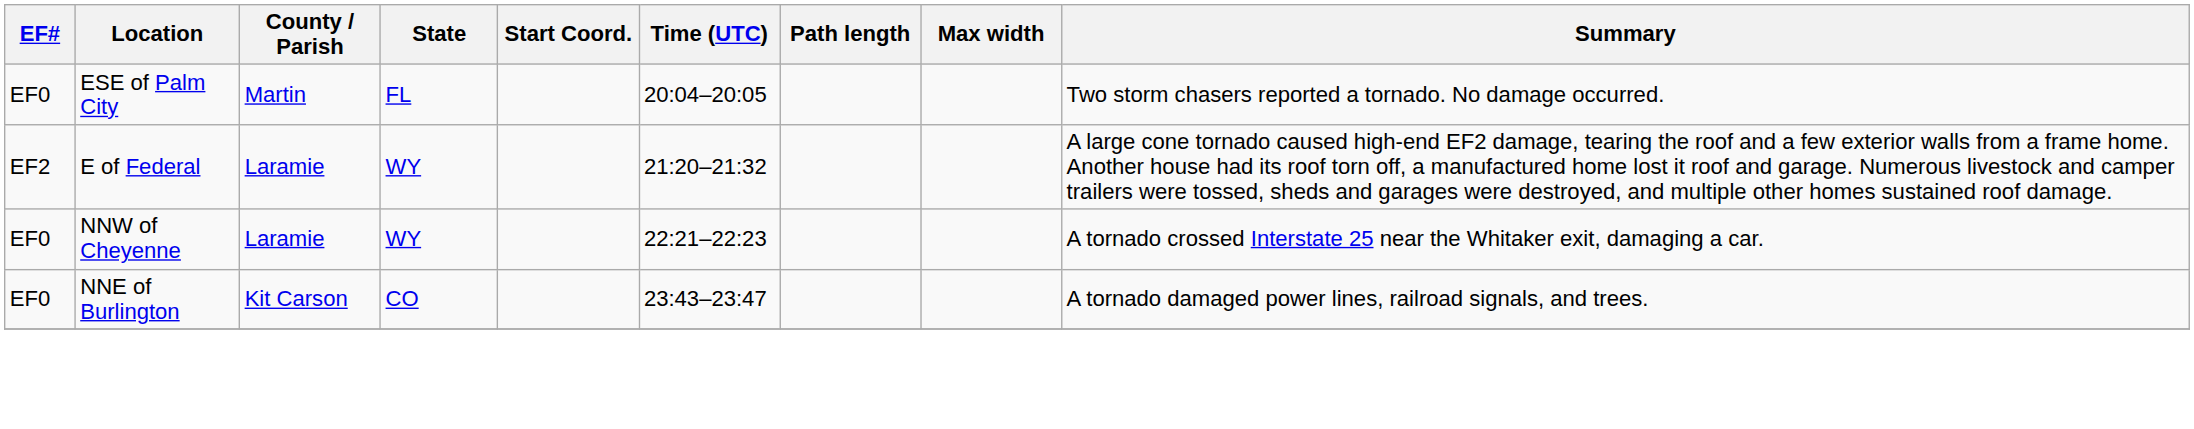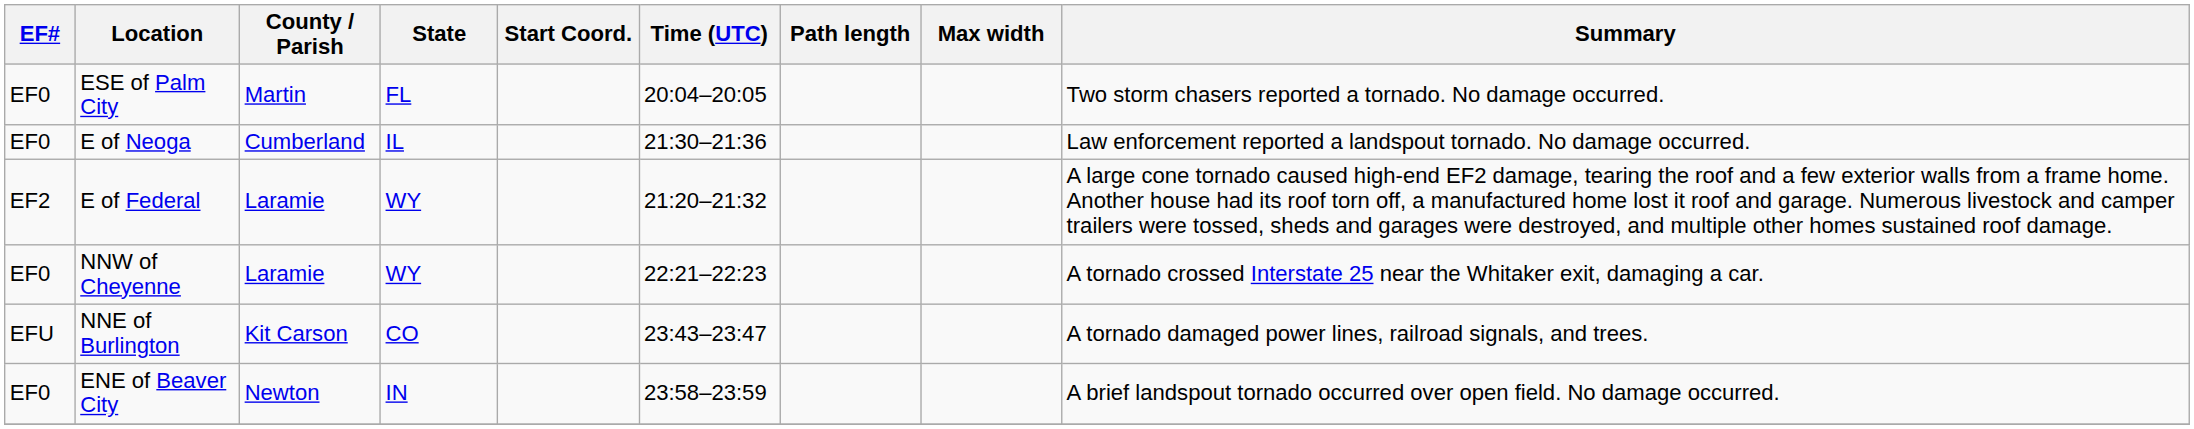+ row: (135, 141)
(30, 298) EF0 -> (32, 333) EFU
+ row: (153, 393)
